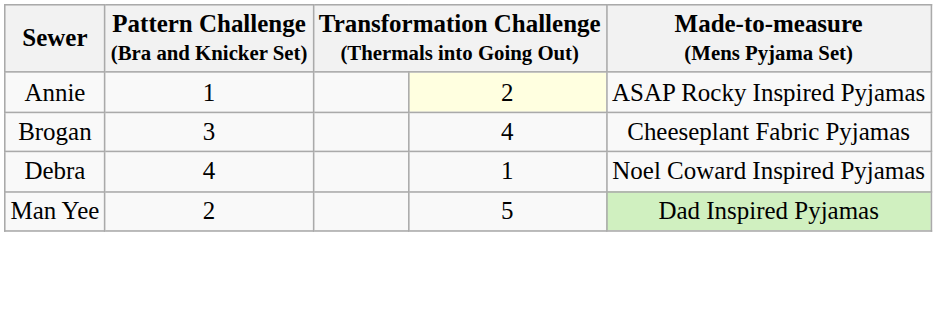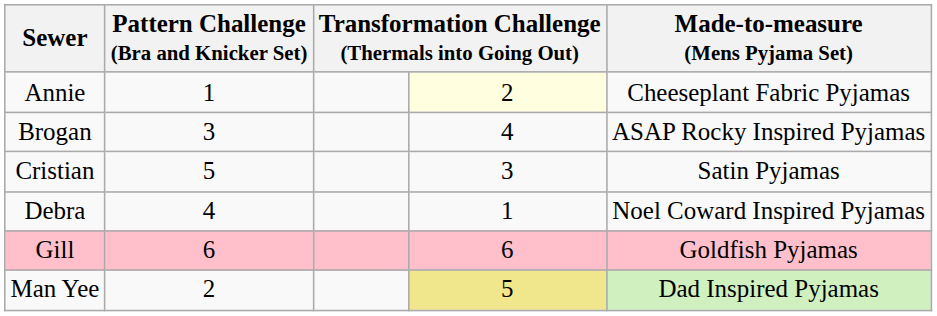(769, 91) ASAP Rocky Inspired Pyjamas -> (769, 91) Cheeseplant Fabric Pyjamas
(769, 131) Cheeseplant Fabric Pyjamas -> (769, 131) ASAP Rocky Inspired Pyjamas
+ row: (55, 171)
+ row: (55, 250)
(507, 210) no background -> (507, 289) khaki background
